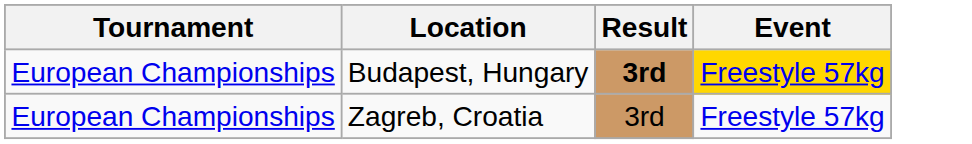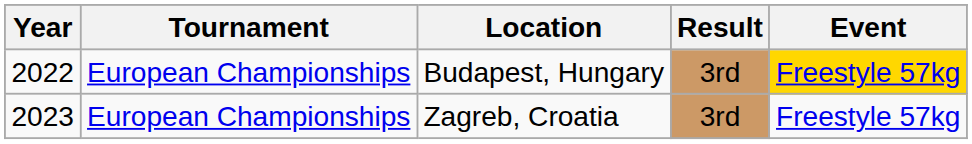+ column: (43, 27)
(644, 72) bold -> (720, 72) normal
